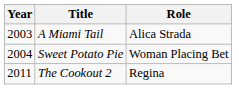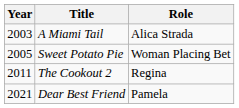(20, 53) 2004 -> (20, 53) 2005
+ row: (82, 93)
